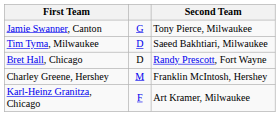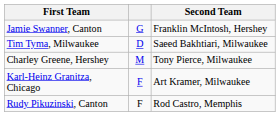(203, 28) Tony Pierce, Milwaukee -> (210, 28) Franklin McIntosh, Hershey
- row: (45, 60)
(210, 76) Franklin McIntosh, Hershey -> (203, 60) Tony Pierce, Milwaukee
+ row: (57, 103)
